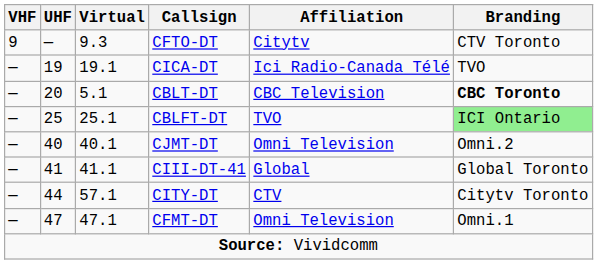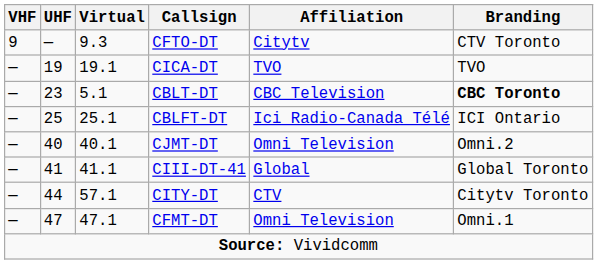(352, 68) Ici Radio-Canada Télé -> (267, 68) TVO
(53, 94) 20 -> (53, 94) 23
(267, 119) TVO -> (352, 119) Ici Radio-Canada Télé
(509, 119) lightgreen background -> (509, 119) no background
